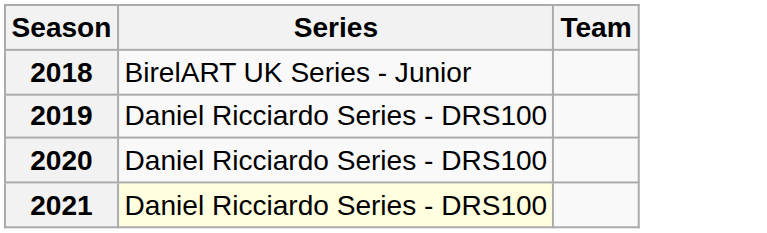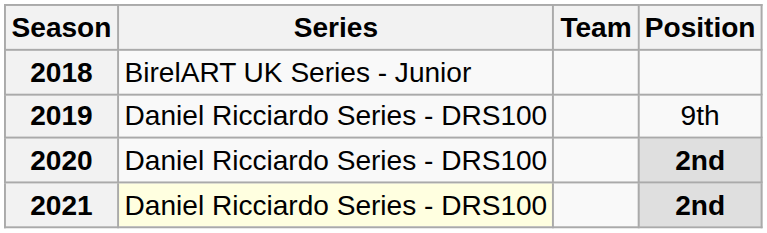+ column: (700, 28)
